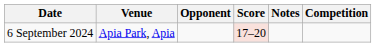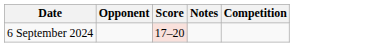- column: (137, 13)
